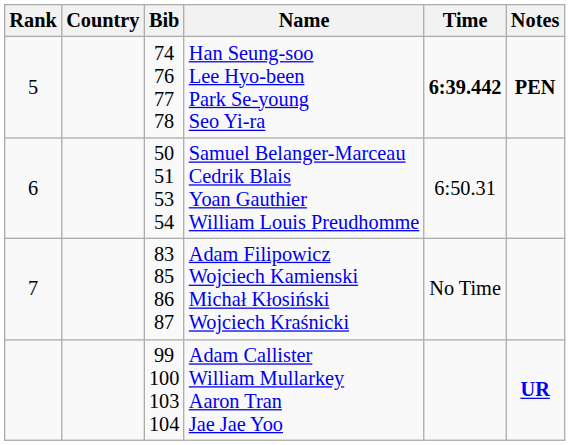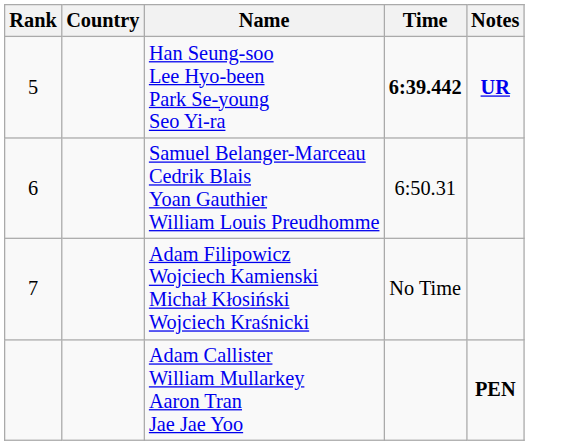- column: (164, 20)
(535, 87) PEN -> (495, 87) UR
(535, 389) UR -> (495, 389) PEN
